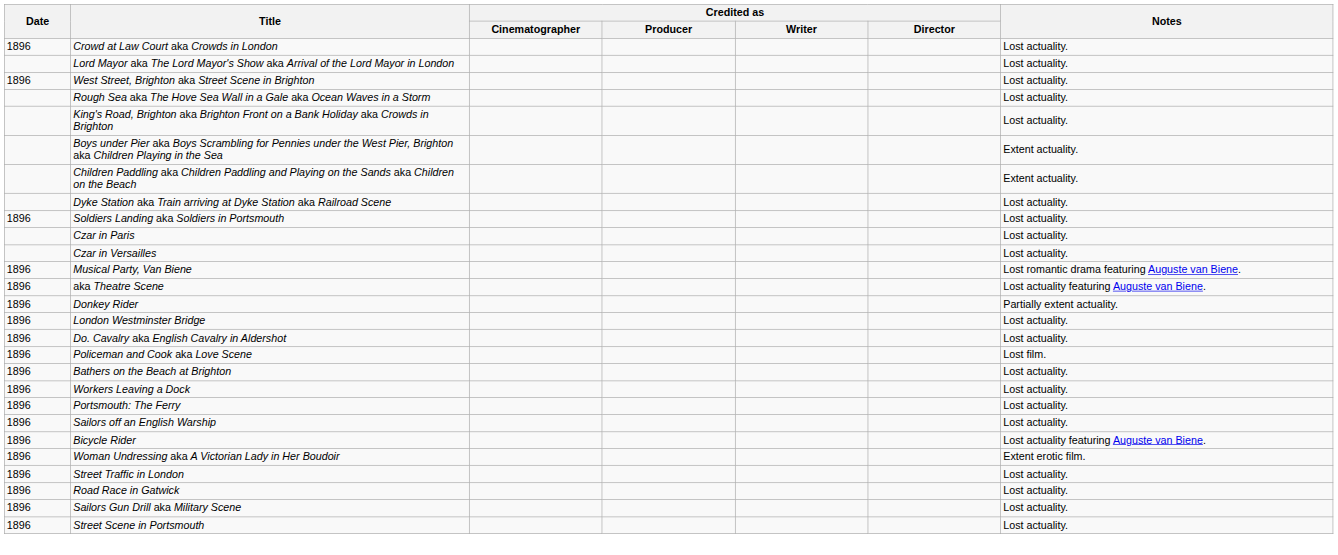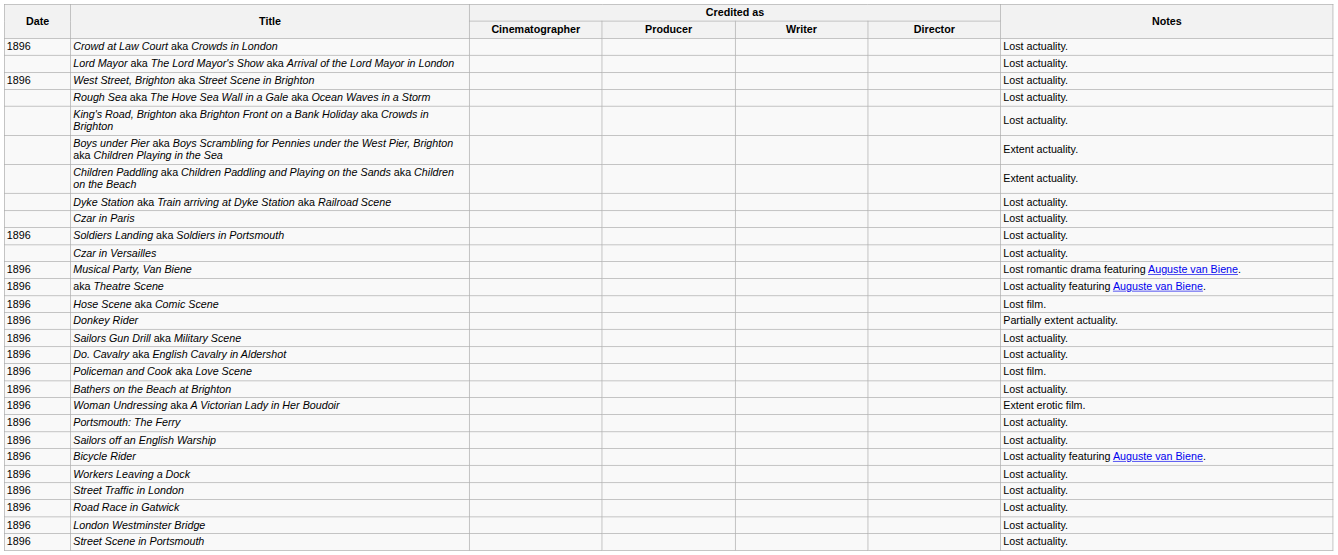rows swapped: (179, 219) <-> (104, 236)
+ row: (146, 304)
rows swapped: (157, 508) <-> (139, 321)
rows swapped: (206, 457) <-> (132, 389)
